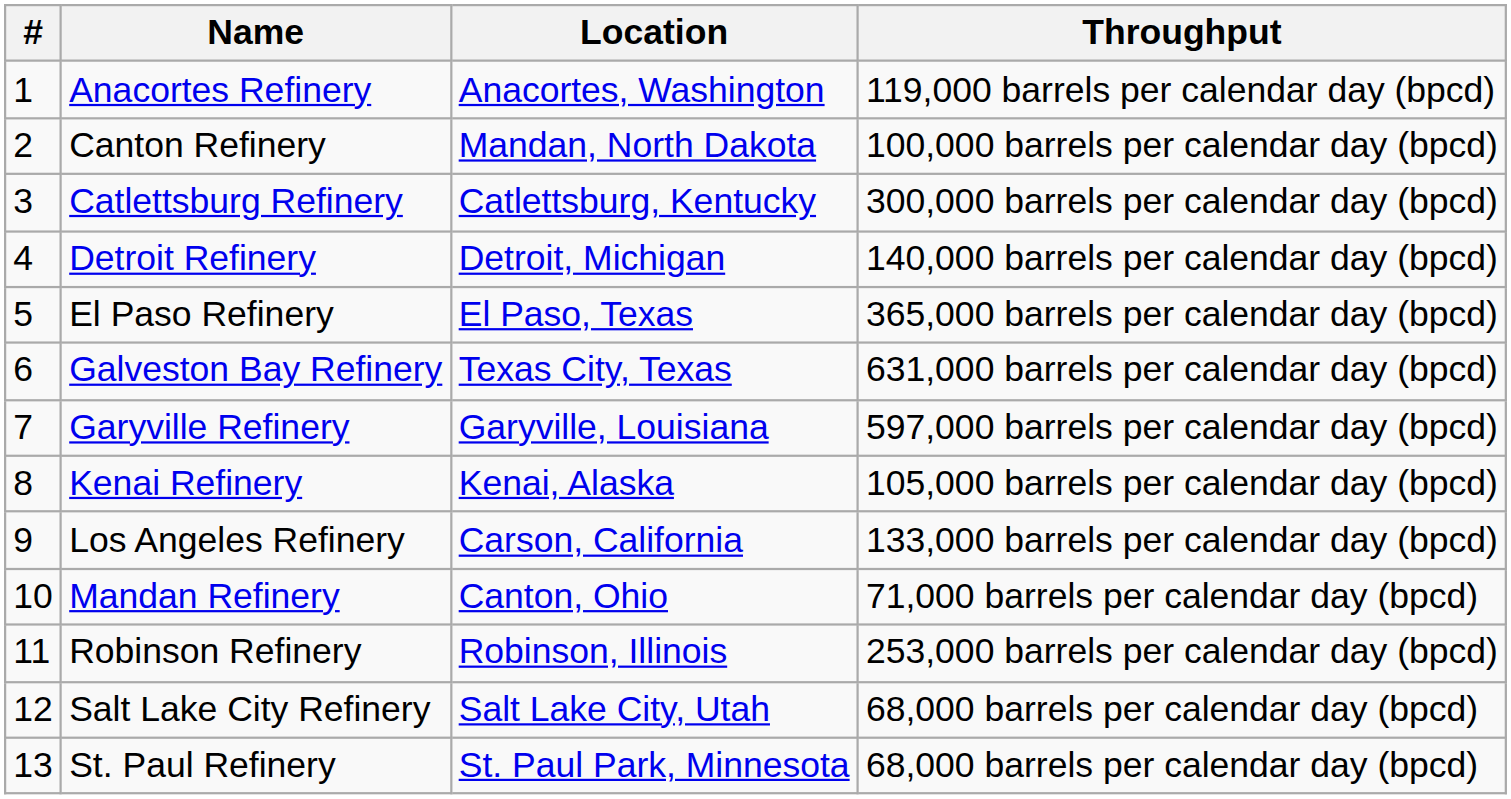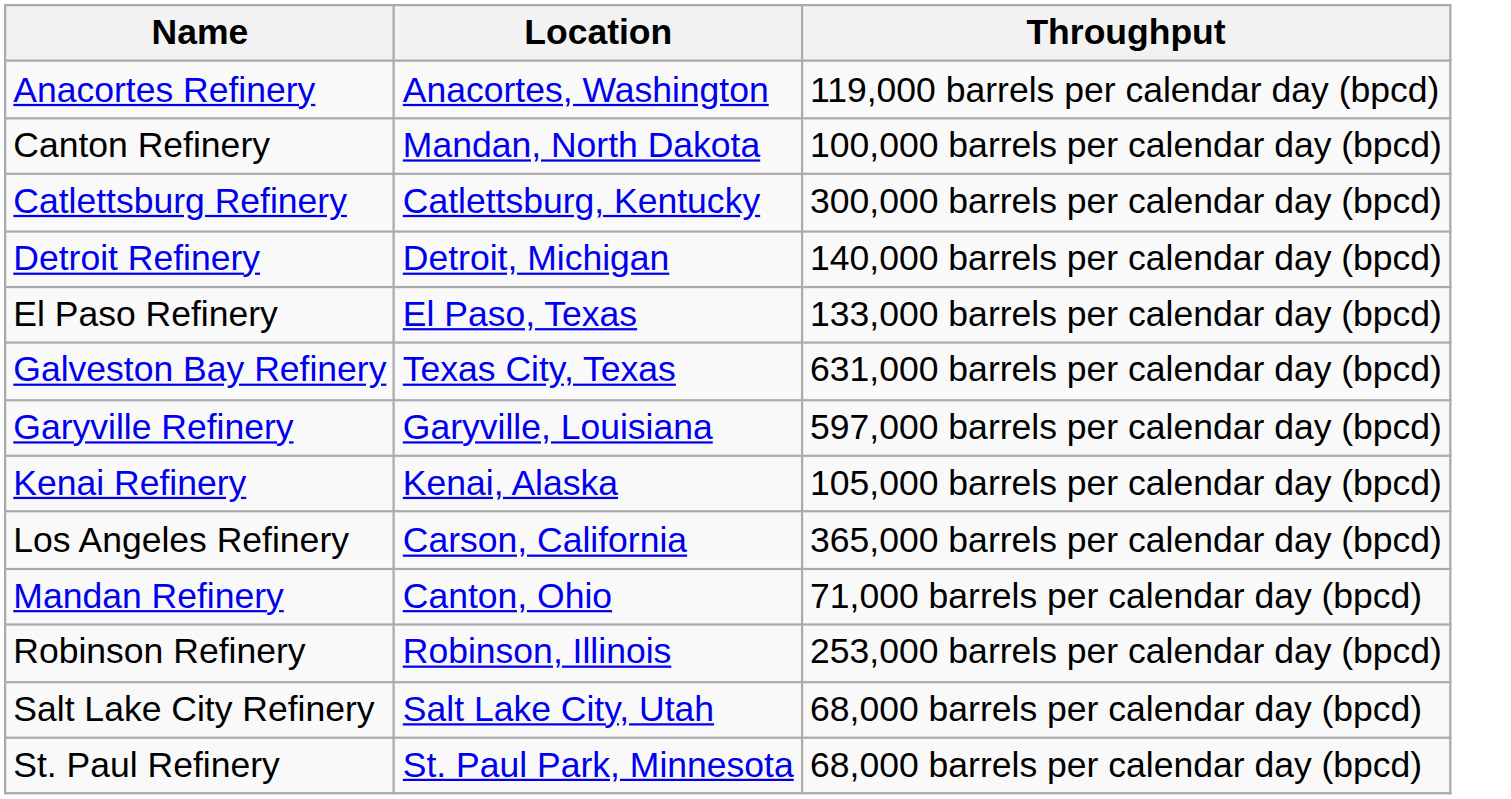- column: (33, 32)
(1182, 314) 365,000 barrels per calendar day (bpcd) -> (1126, 314) 133,000 barrels per calendar day (bpcd)
(1182, 539) 133,000 barrels per calendar day (bpcd) -> (1126, 539) 365,000 barrels per calendar day (bpcd)
